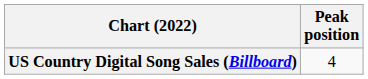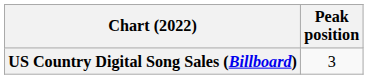(332, 61) 4 -> (332, 61) 3
